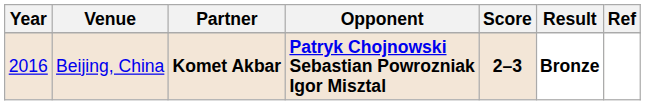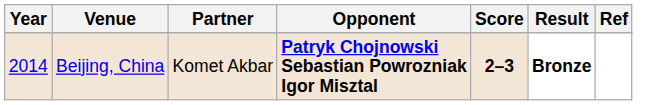(28, 66) 2016 -> (28, 66) 2014
(227, 66) bold -> (223, 66) normal
